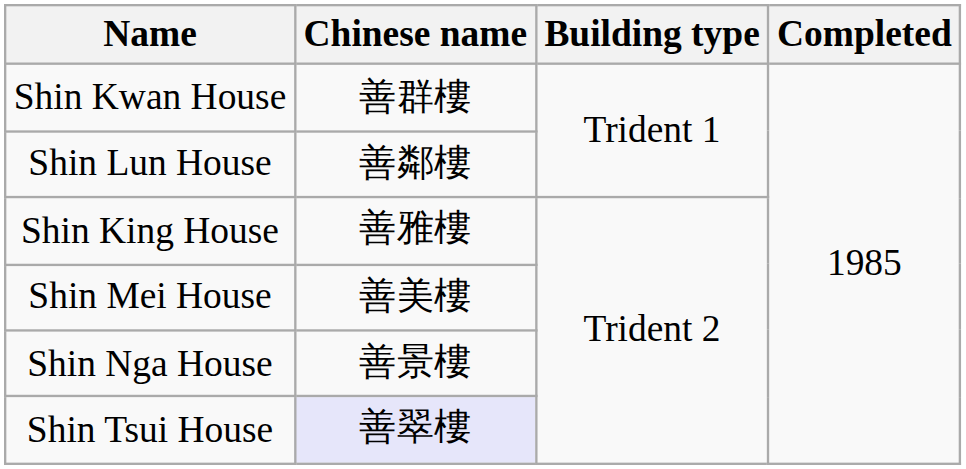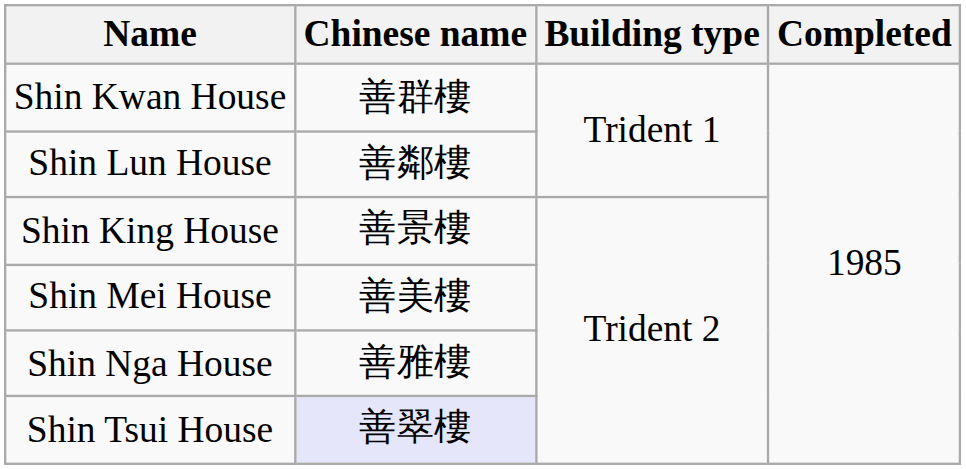(415, 228) 善雅樓 -> (415, 228) 善景樓
(415, 361) 善景樓 -> (415, 361) 善雅樓
